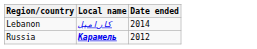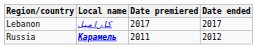+ column: (164, 11)
(140, 24) 2014 -> (212, 24) 2017
